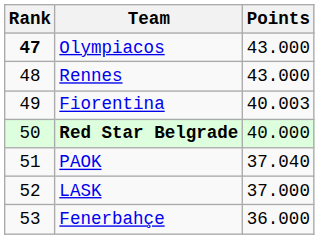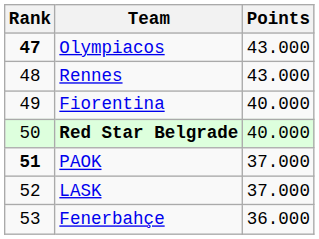(278, 105) 40.003 -> (278, 105) 40.000
(30, 162) normal -> (30, 162) bold
(278, 162) 37.040 -> (278, 162) 37.000
